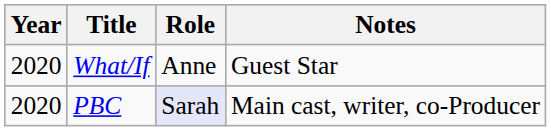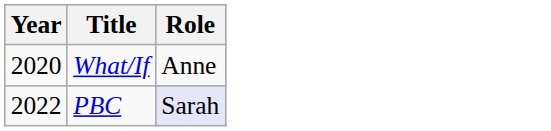- column: (386, 24)
(36, 105) 2020 -> (36, 105) 2022
